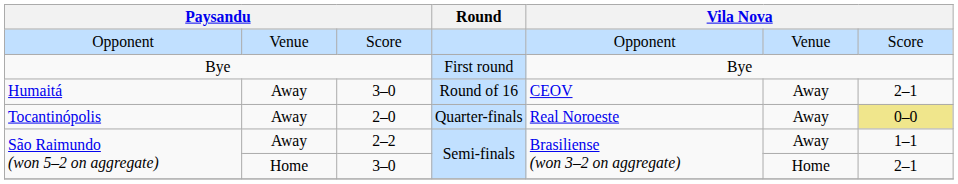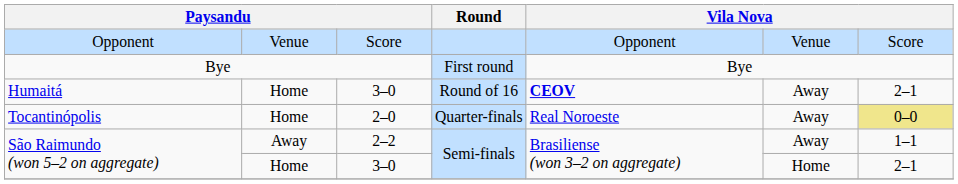(289, 91) Away -> (289, 91) Home
(551, 91) normal -> (552, 91) bold
(289, 116) Away -> (289, 116) Home
